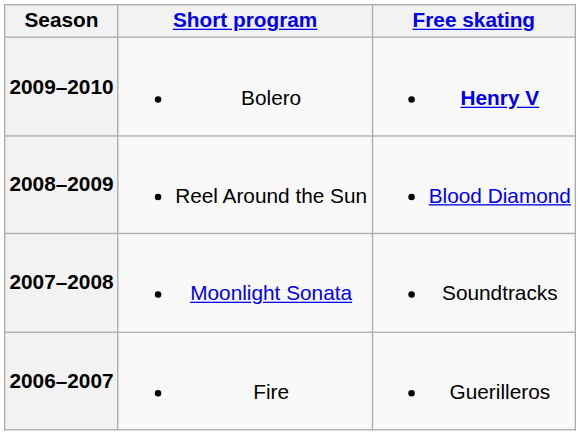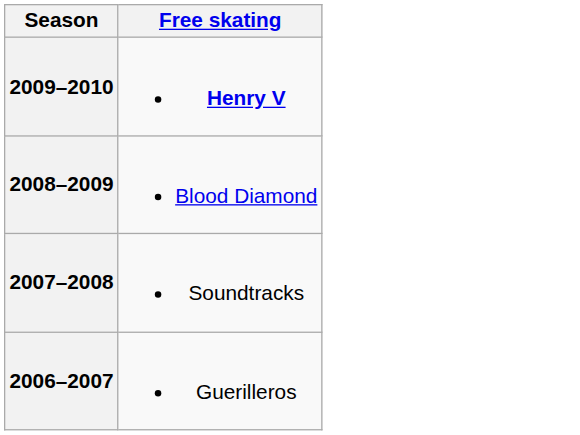- column: (245, 20)
